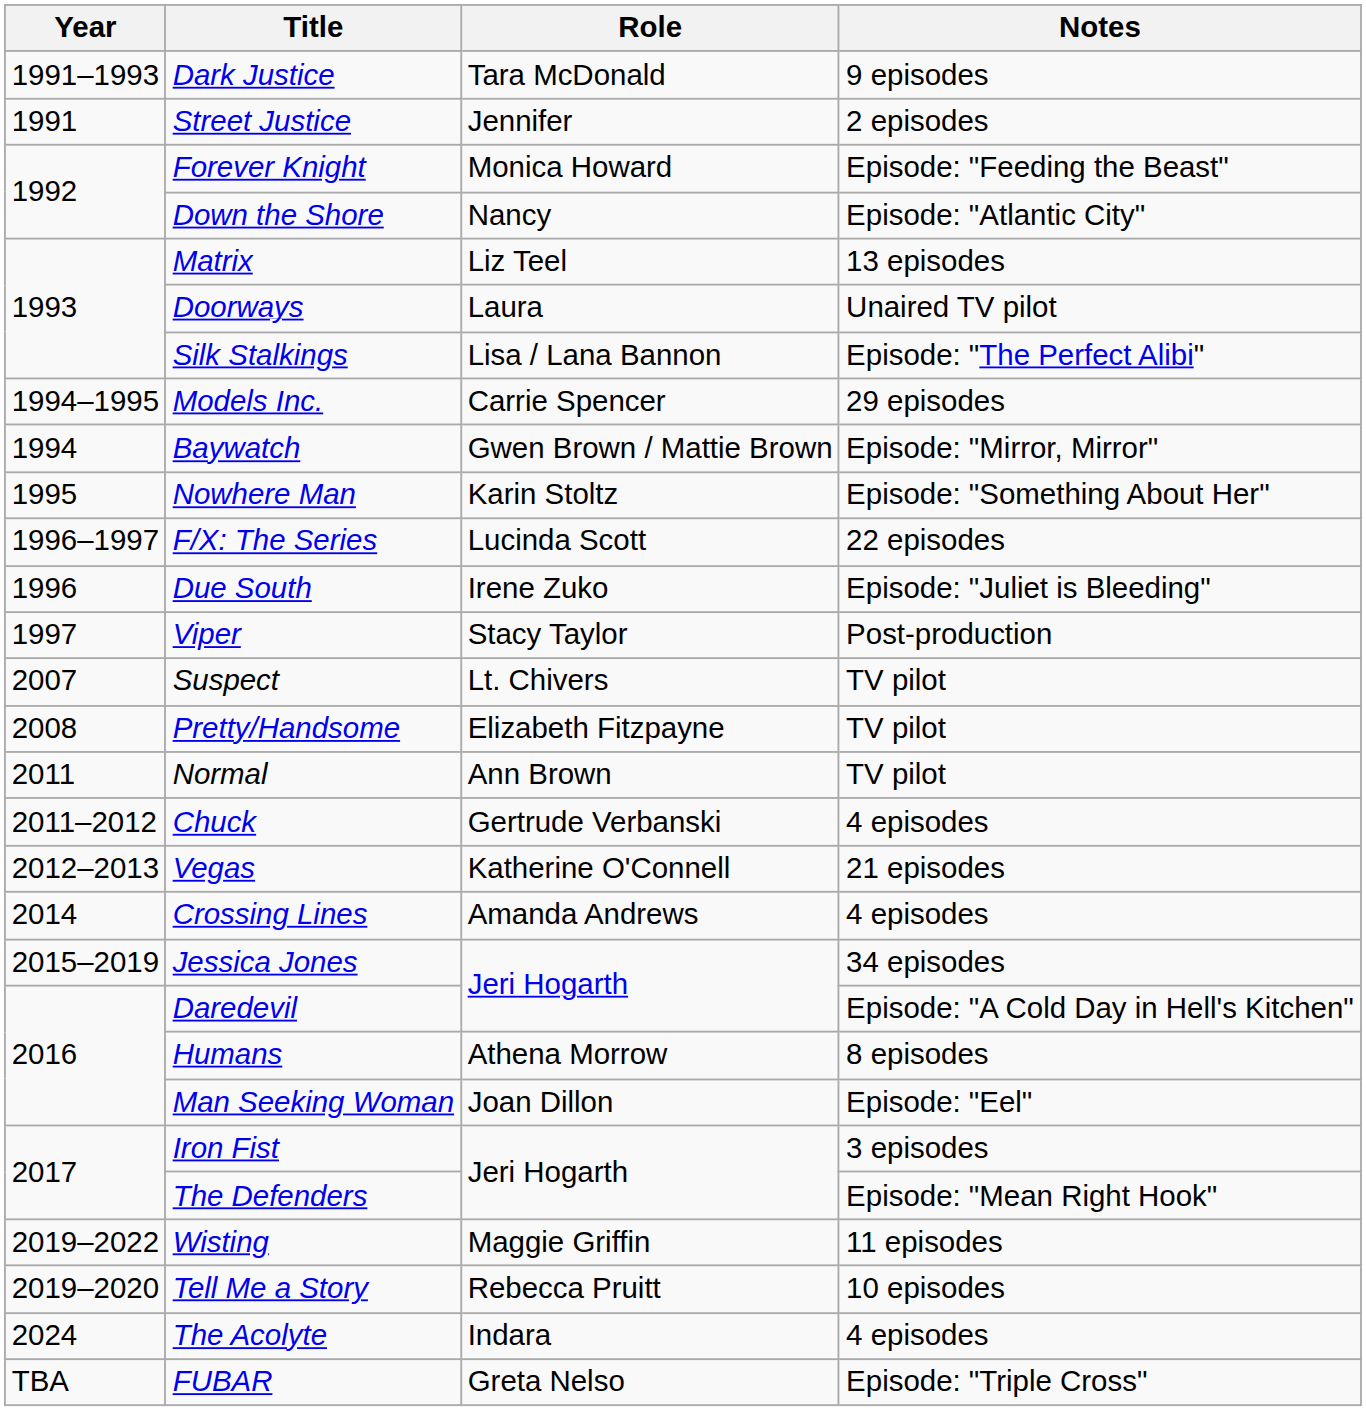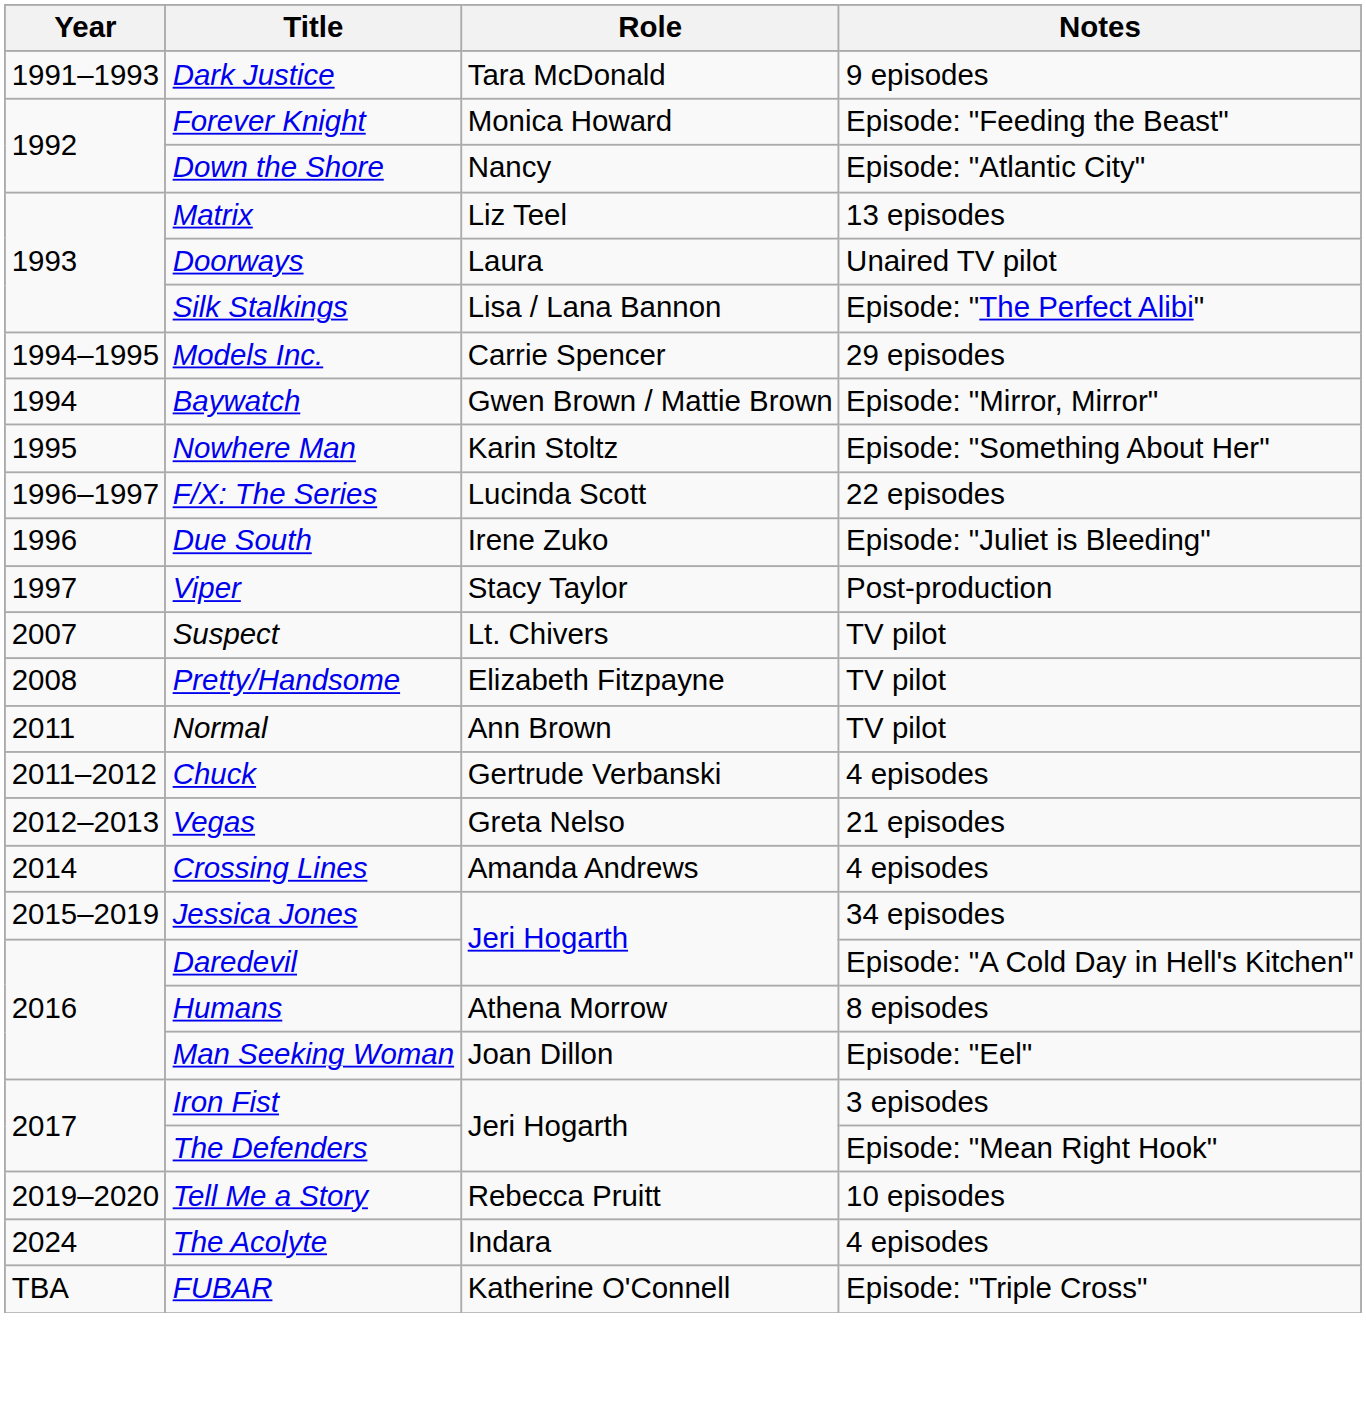- row: (262, 121)
(599, 868) Katherine O'Connell -> (546, 821) Greta Nelso
- row: (221, 1241)
(546, 1381) Greta Nelso -> (599, 1288) Katherine O'Connell
